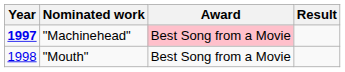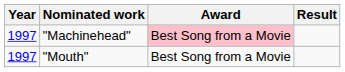(22, 35) bold -> (22, 35) normal
(22, 56) 1998 -> (22, 56) 1997
